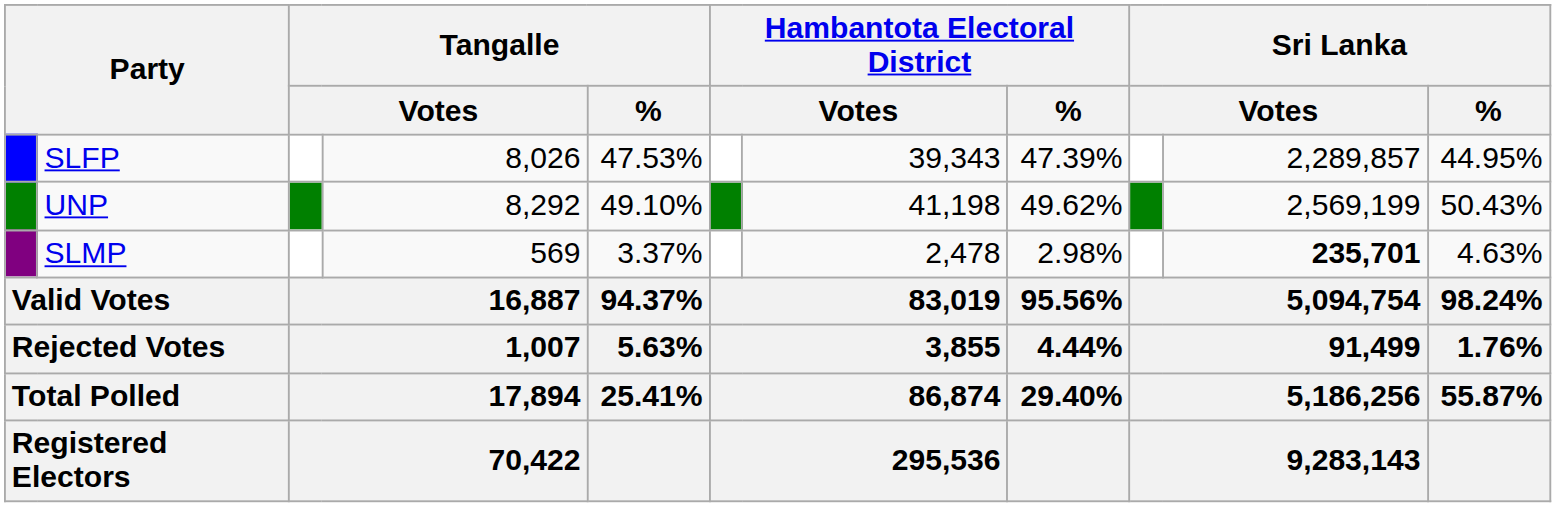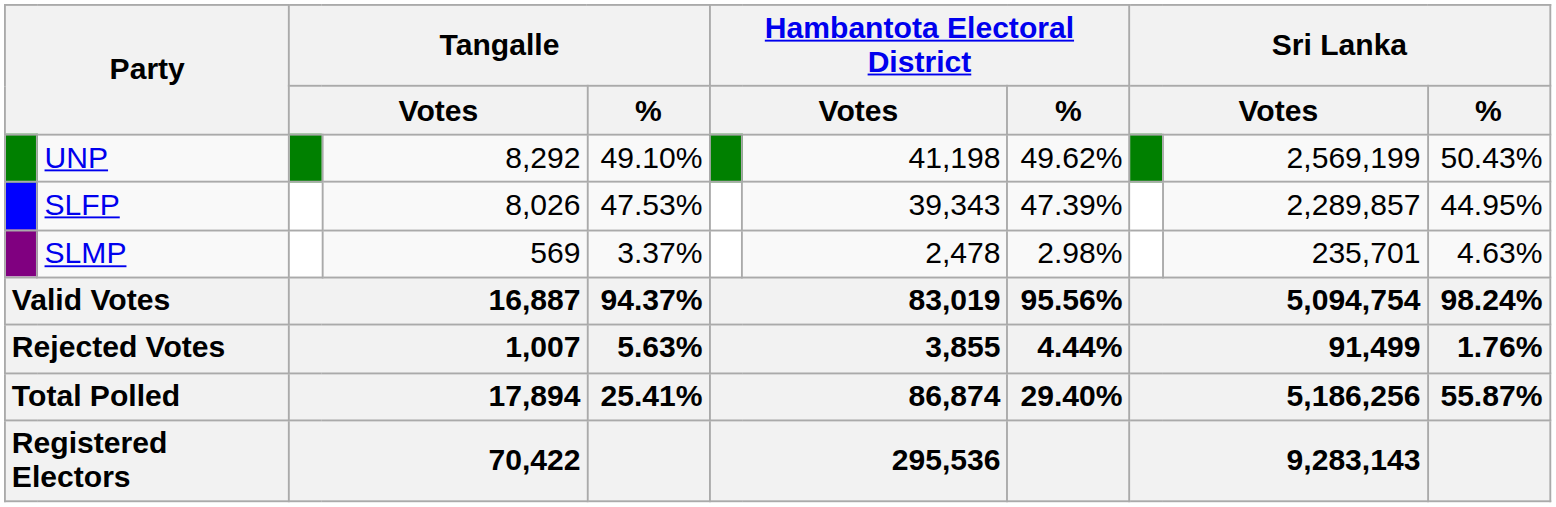rows swapped: (76, 205) <-> (82, 157)
(1366, 253) bold -> (1366, 253) normal
